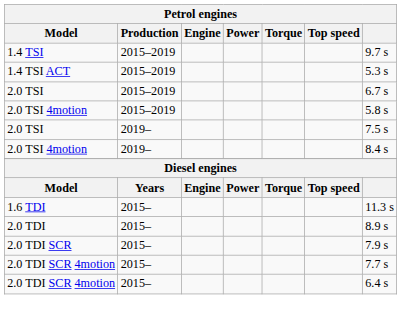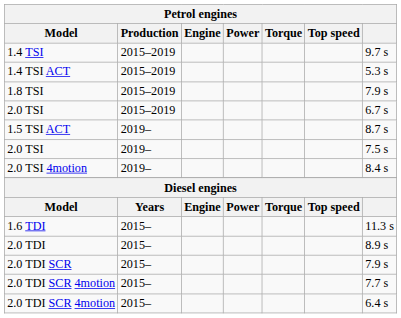+ row: (25, 91)
- row: (47, 110)
+ row: (39, 129)
